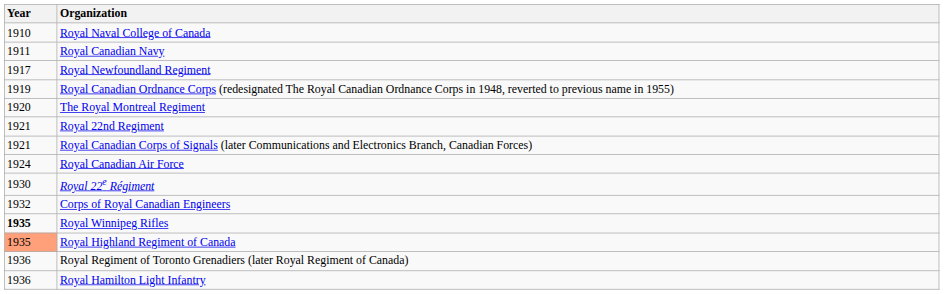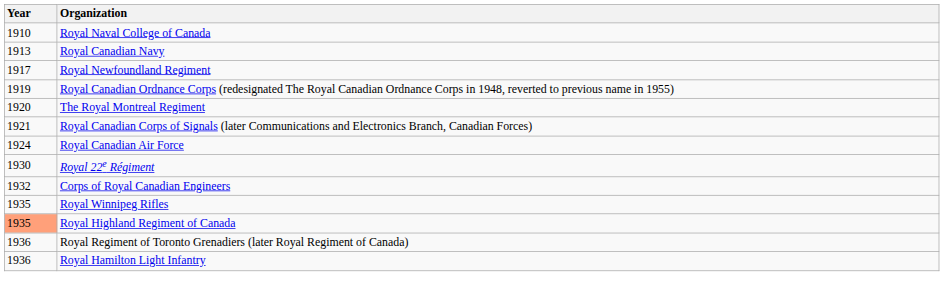(19, 51) 1911 -> (19, 51) 1913
- row: (112, 126)
(19, 223) bold -> (19, 204) normal
